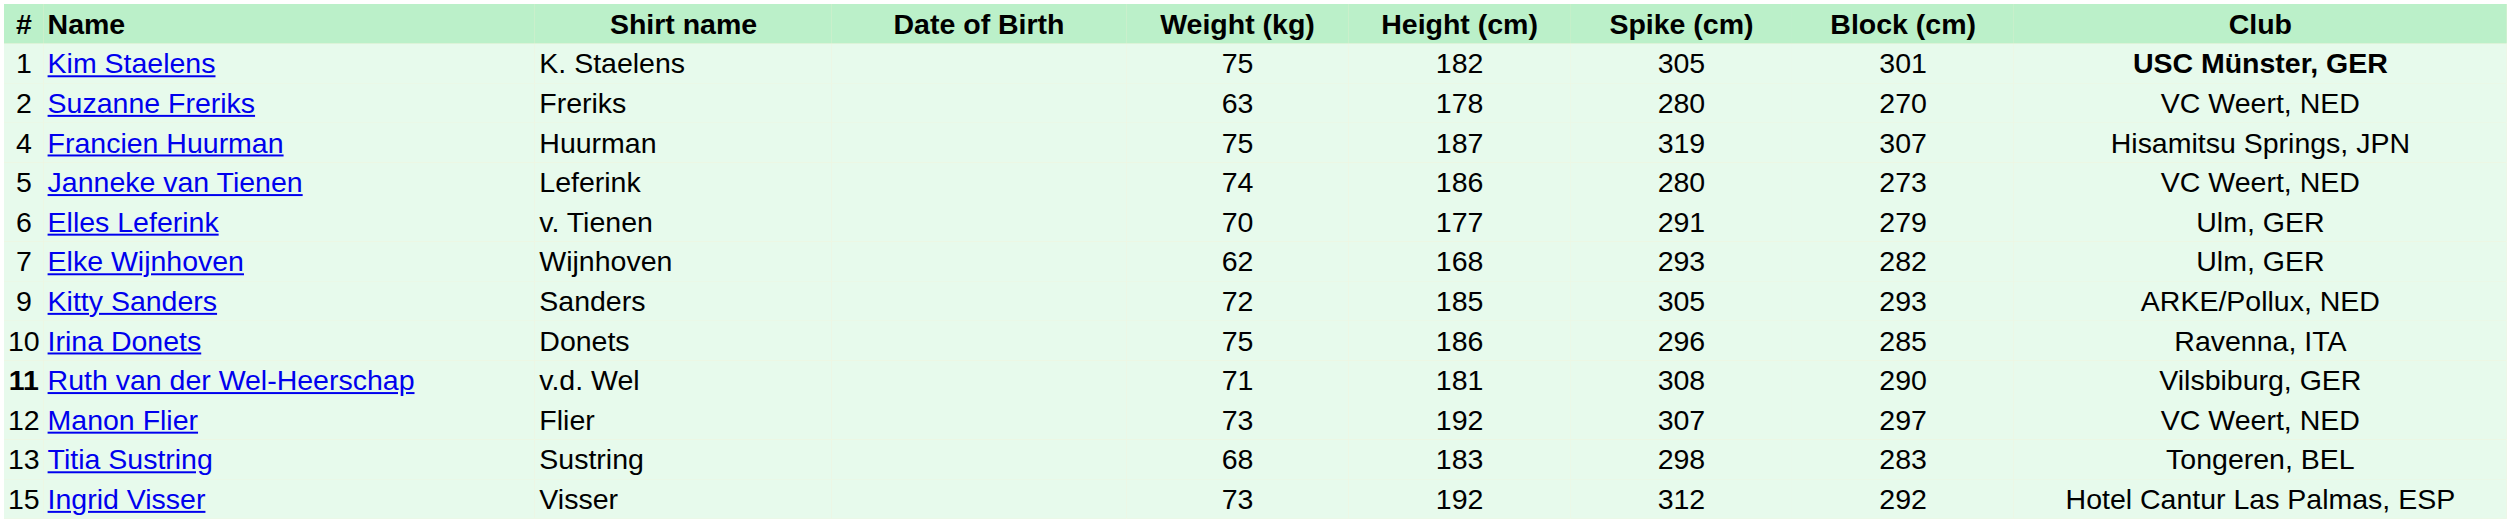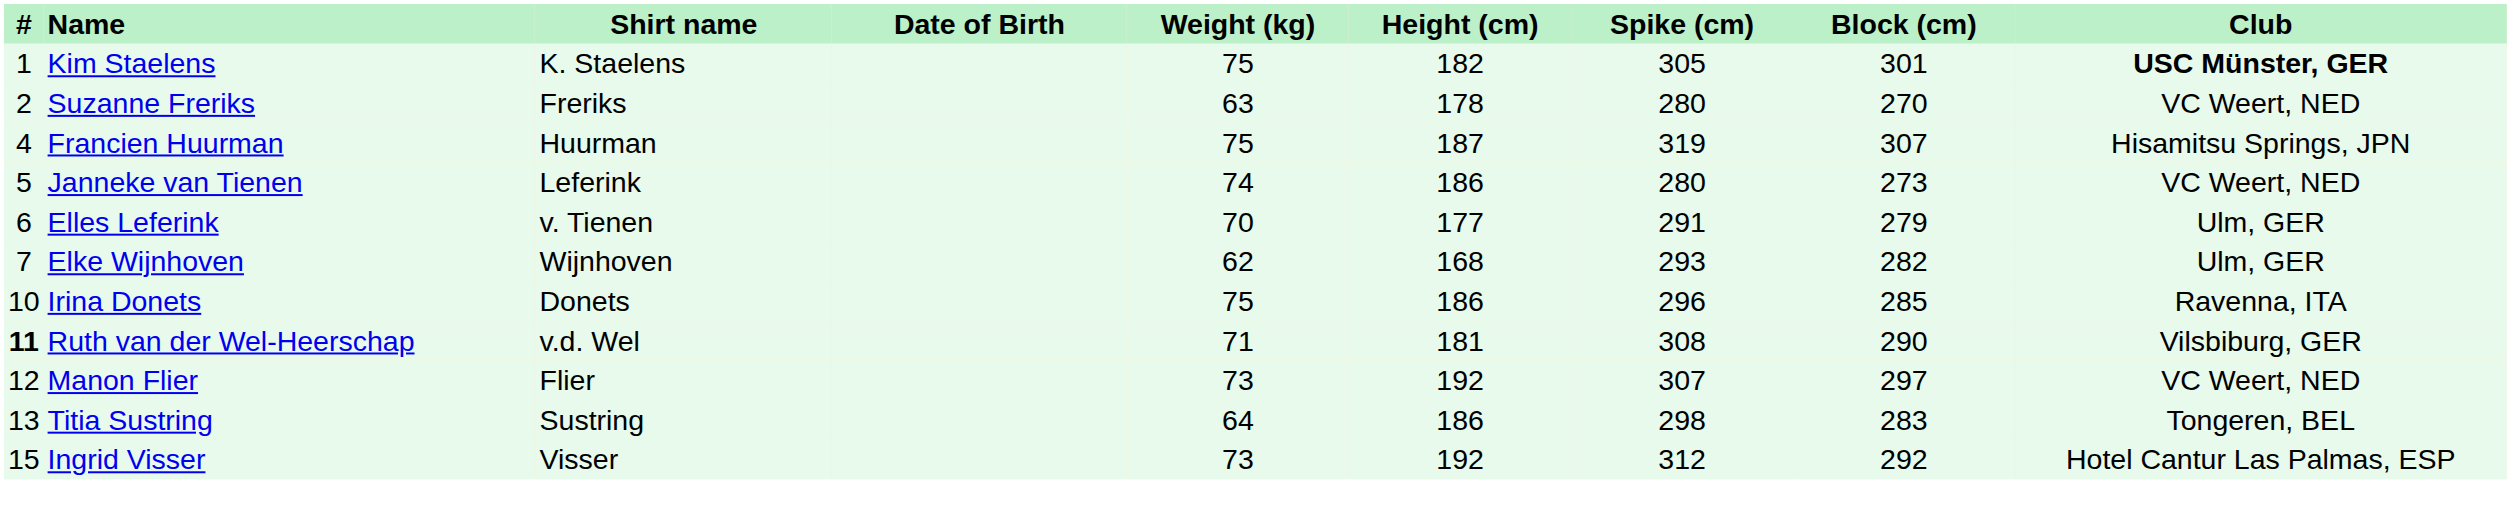- row: (132, 301)
(1237, 459) 68 -> (1238, 420) 64
(1460, 459) 183 -> (1460, 420) 186
